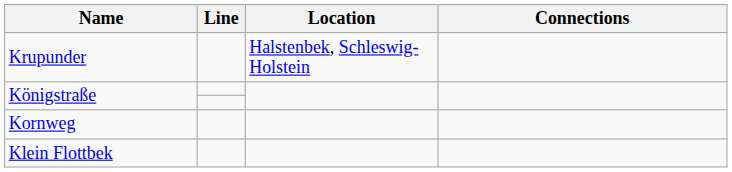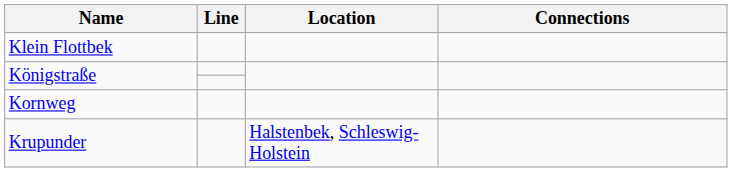rows swapped: (61, 152) <-> (48, 57)
